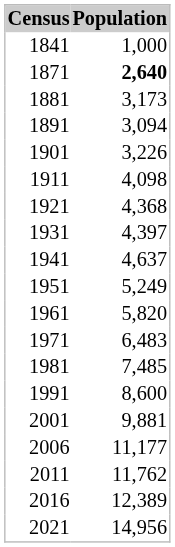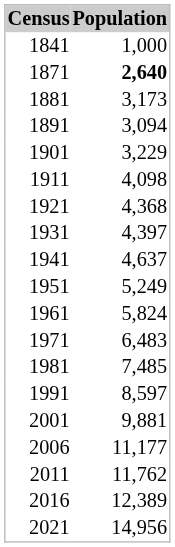(144, 152) 3,226 -> (144, 152) 3,229
(144, 313) 5,820 -> (144, 313) 5,824
(144, 393) 8,600 -> (144, 393) 8,597
